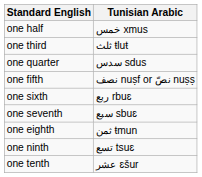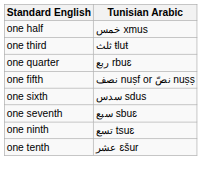(121, 63) سدس sdus -> (114, 63) ربع rbuɛ
(114, 97) ربع rbuɛ -> (121, 97) سدس sdus
- row: (31, 130)
